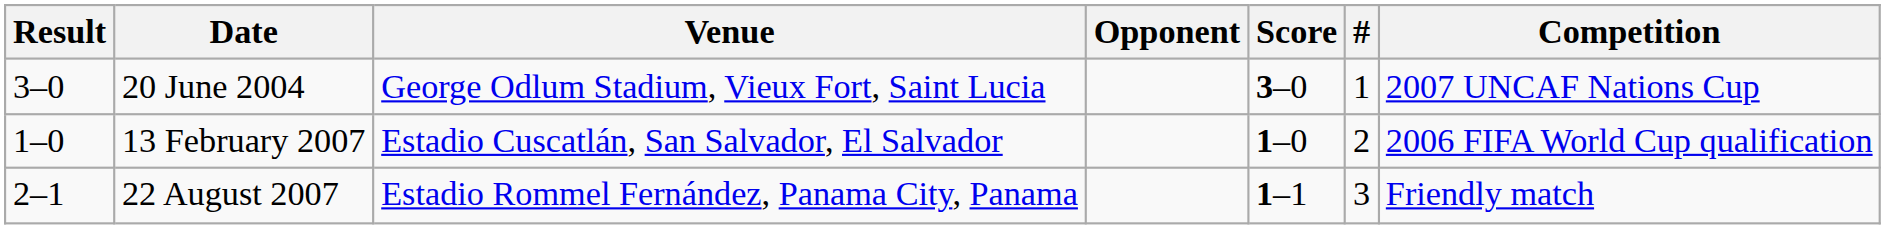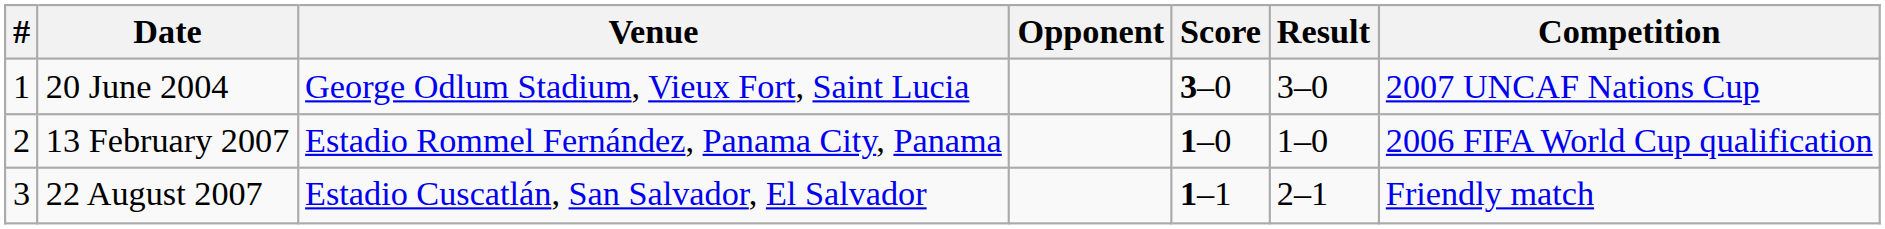columns swapped: (1361, 31) <-> (60, 31)
(692, 140) Estadio Cuscatlán, San Salvador, El Salvador -> (653, 140) Estadio Rommel Fernández, Panama City, Panama
(730, 194) Estadio Rommel Fernández, Panama City, Panama -> (616, 194) Estadio Cuscatlán, San Salvador, El Salvador
